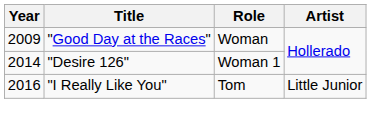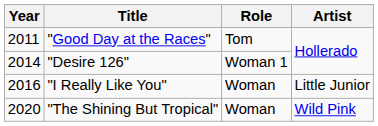(24, 39) 2009 -> (24, 39) 2011
(243, 39) Woman -> (239, 39) Tom
(232, 86) Tom -> (250, 86) Woman
+ row: (133, 109)
